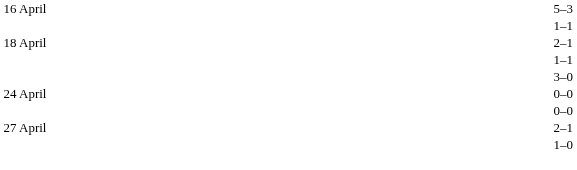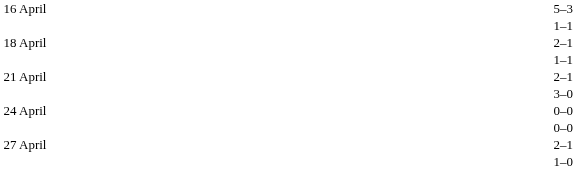+ row: (25, 77)
